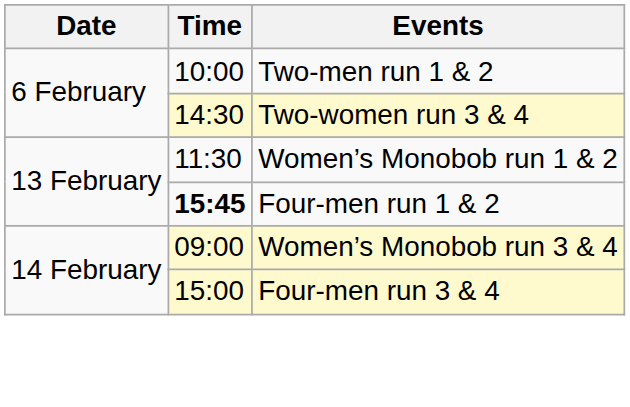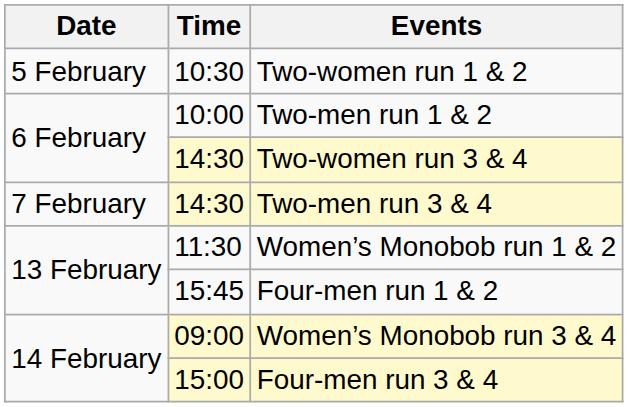+ row: (392, 70)
+ row: (374, 203)
(210, 203) bold -> (209, 291) normal
